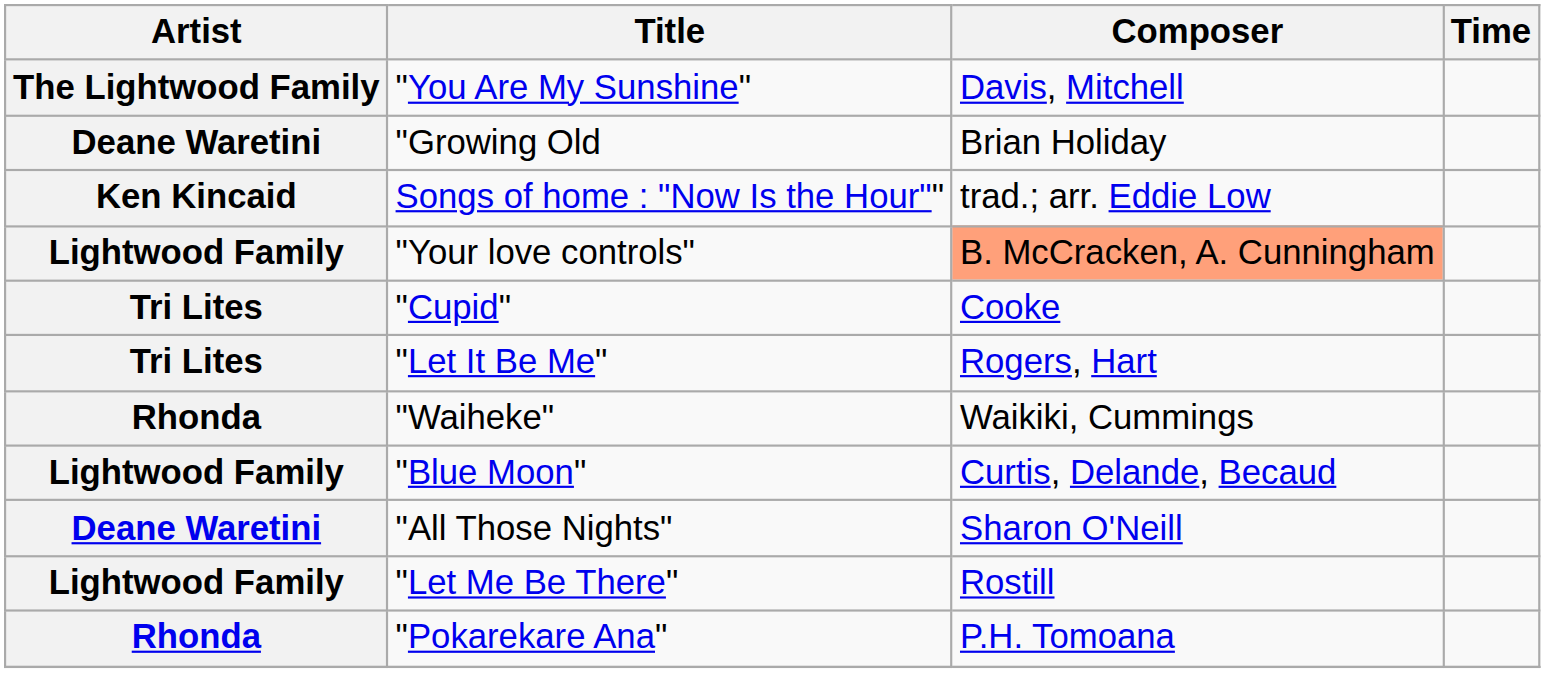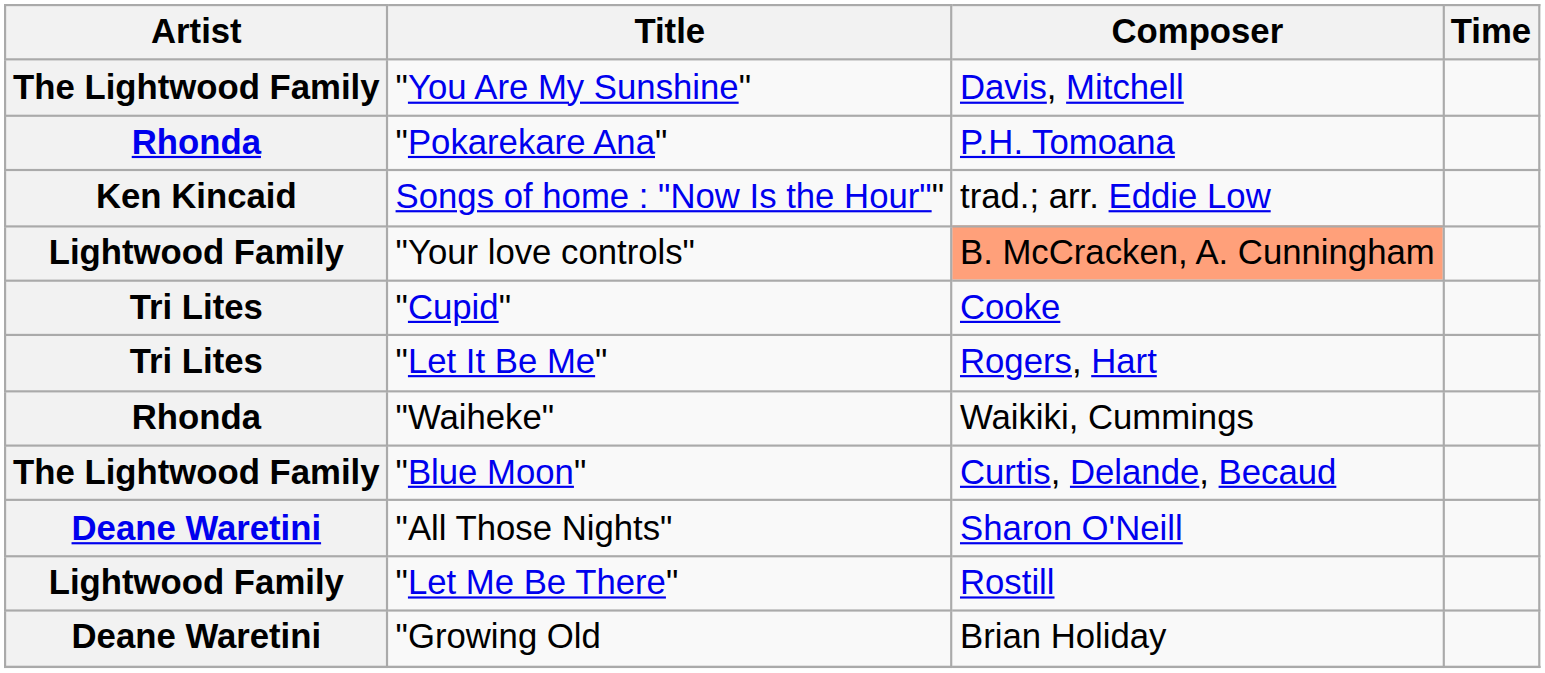rows swapped: (531, 637) <-> (498, 142)
(196, 472) Lightwood Family -> (196, 472) The Lightwood Family
